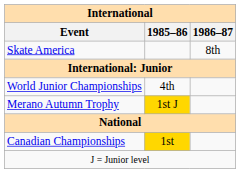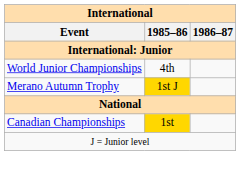- row: (41, 50)
